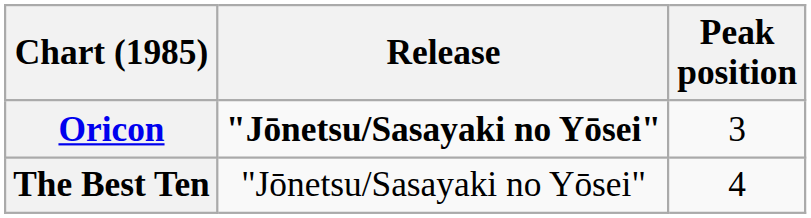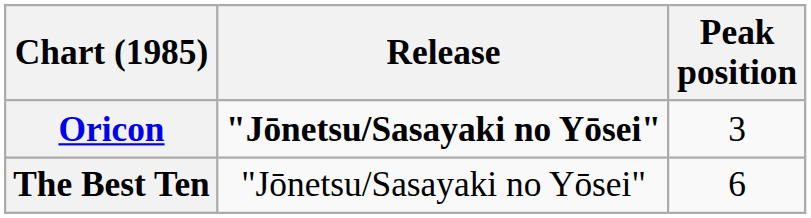(737, 184) 4 -> (737, 184) 6
